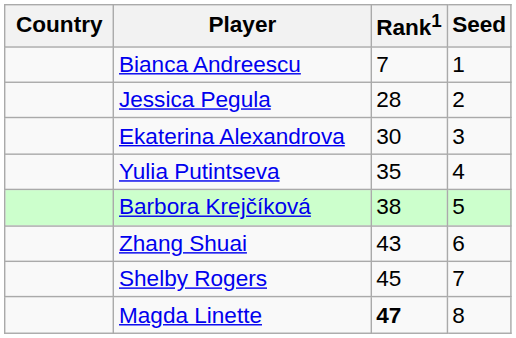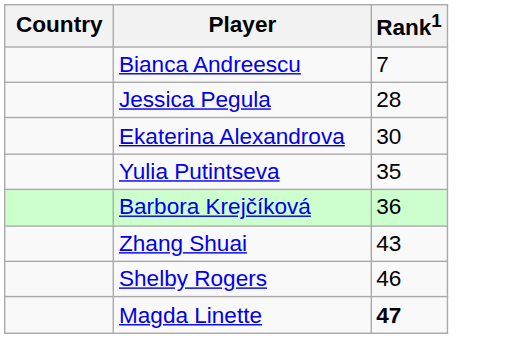- column: (479, 25)
(389, 207) 38 -> (389, 207) 36
(389, 278) 45 -> (389, 278) 46
